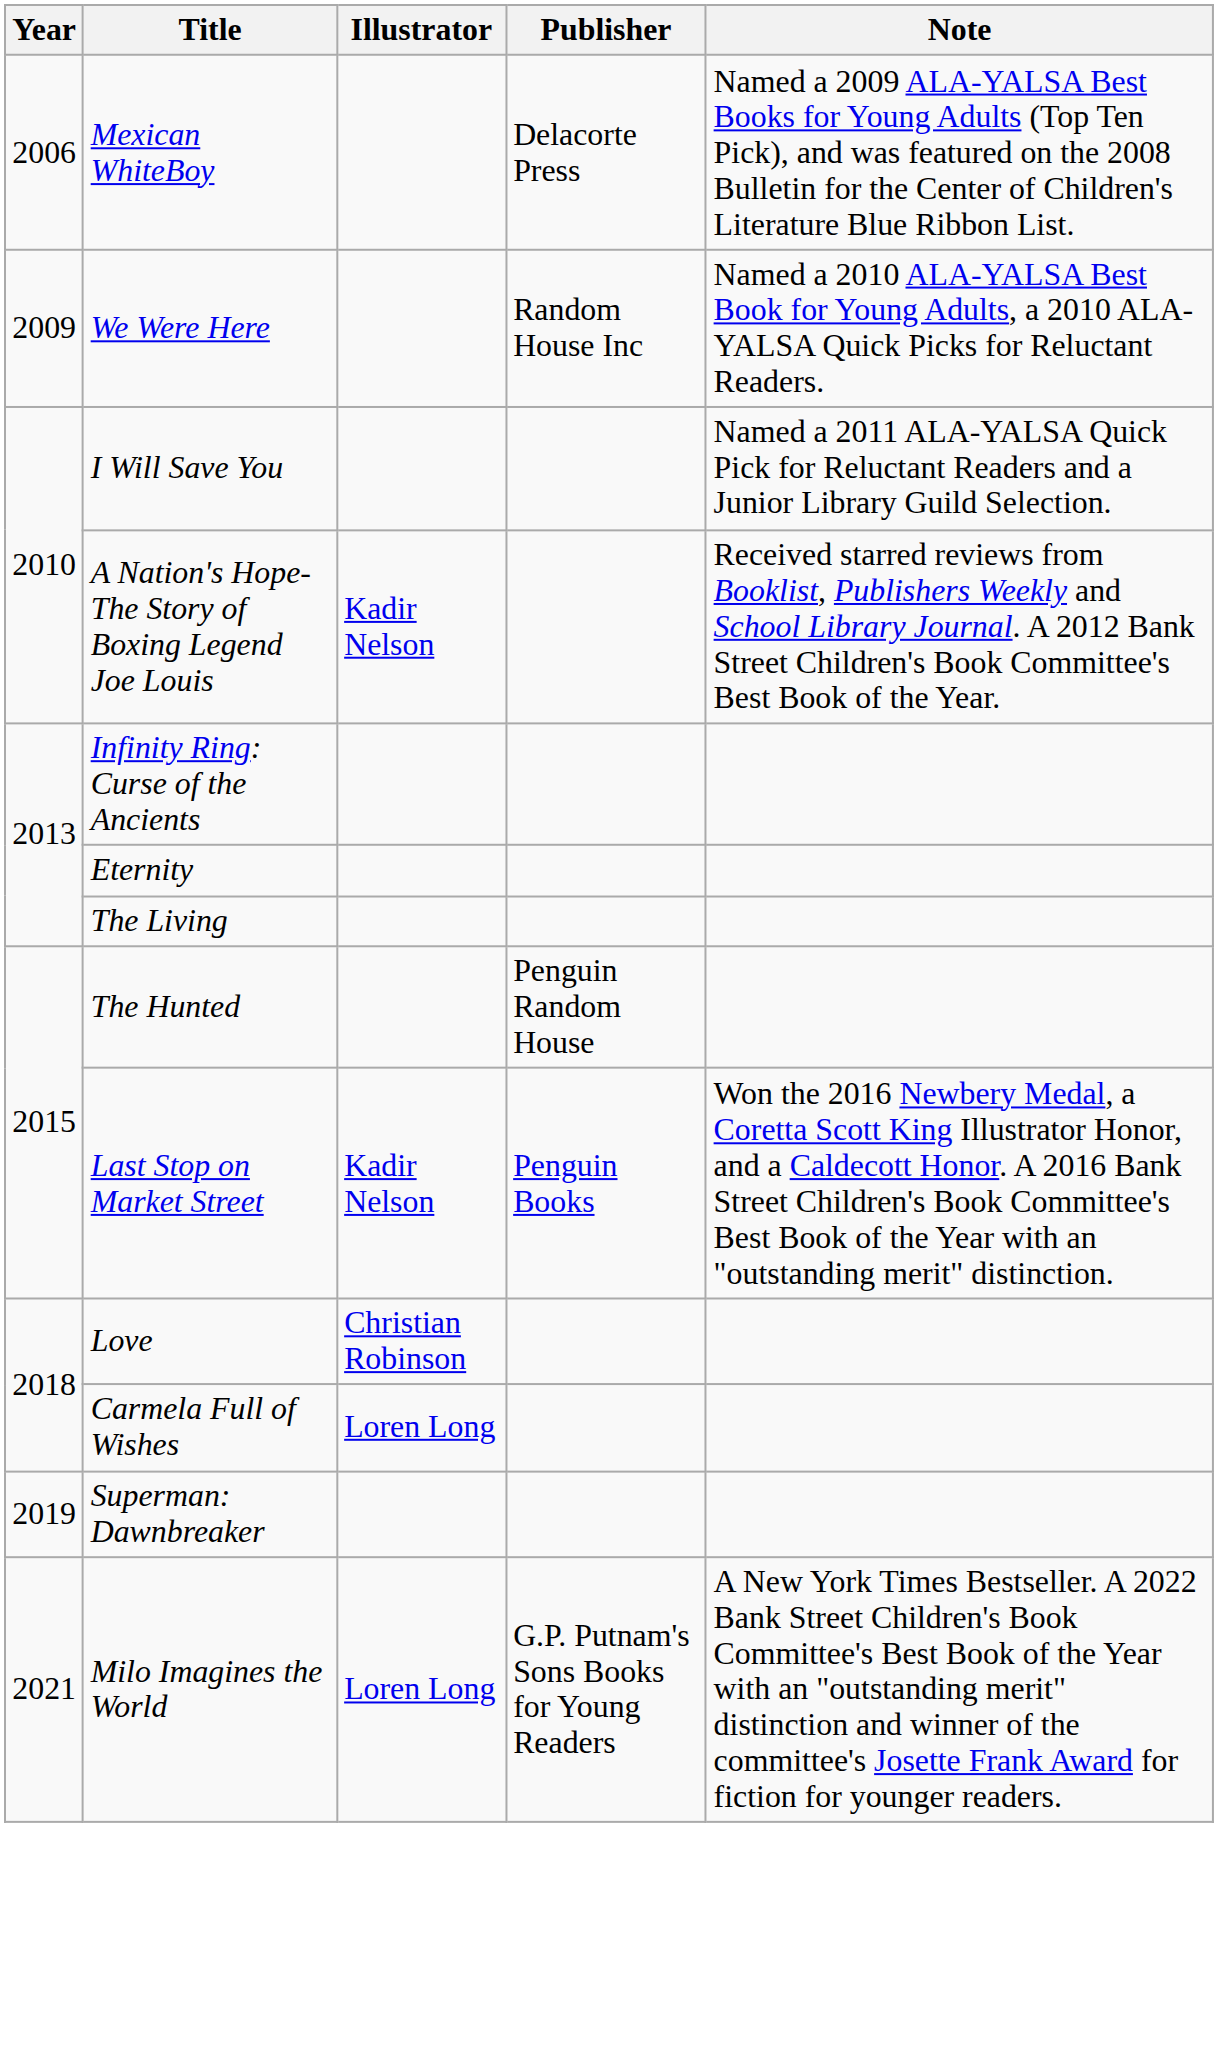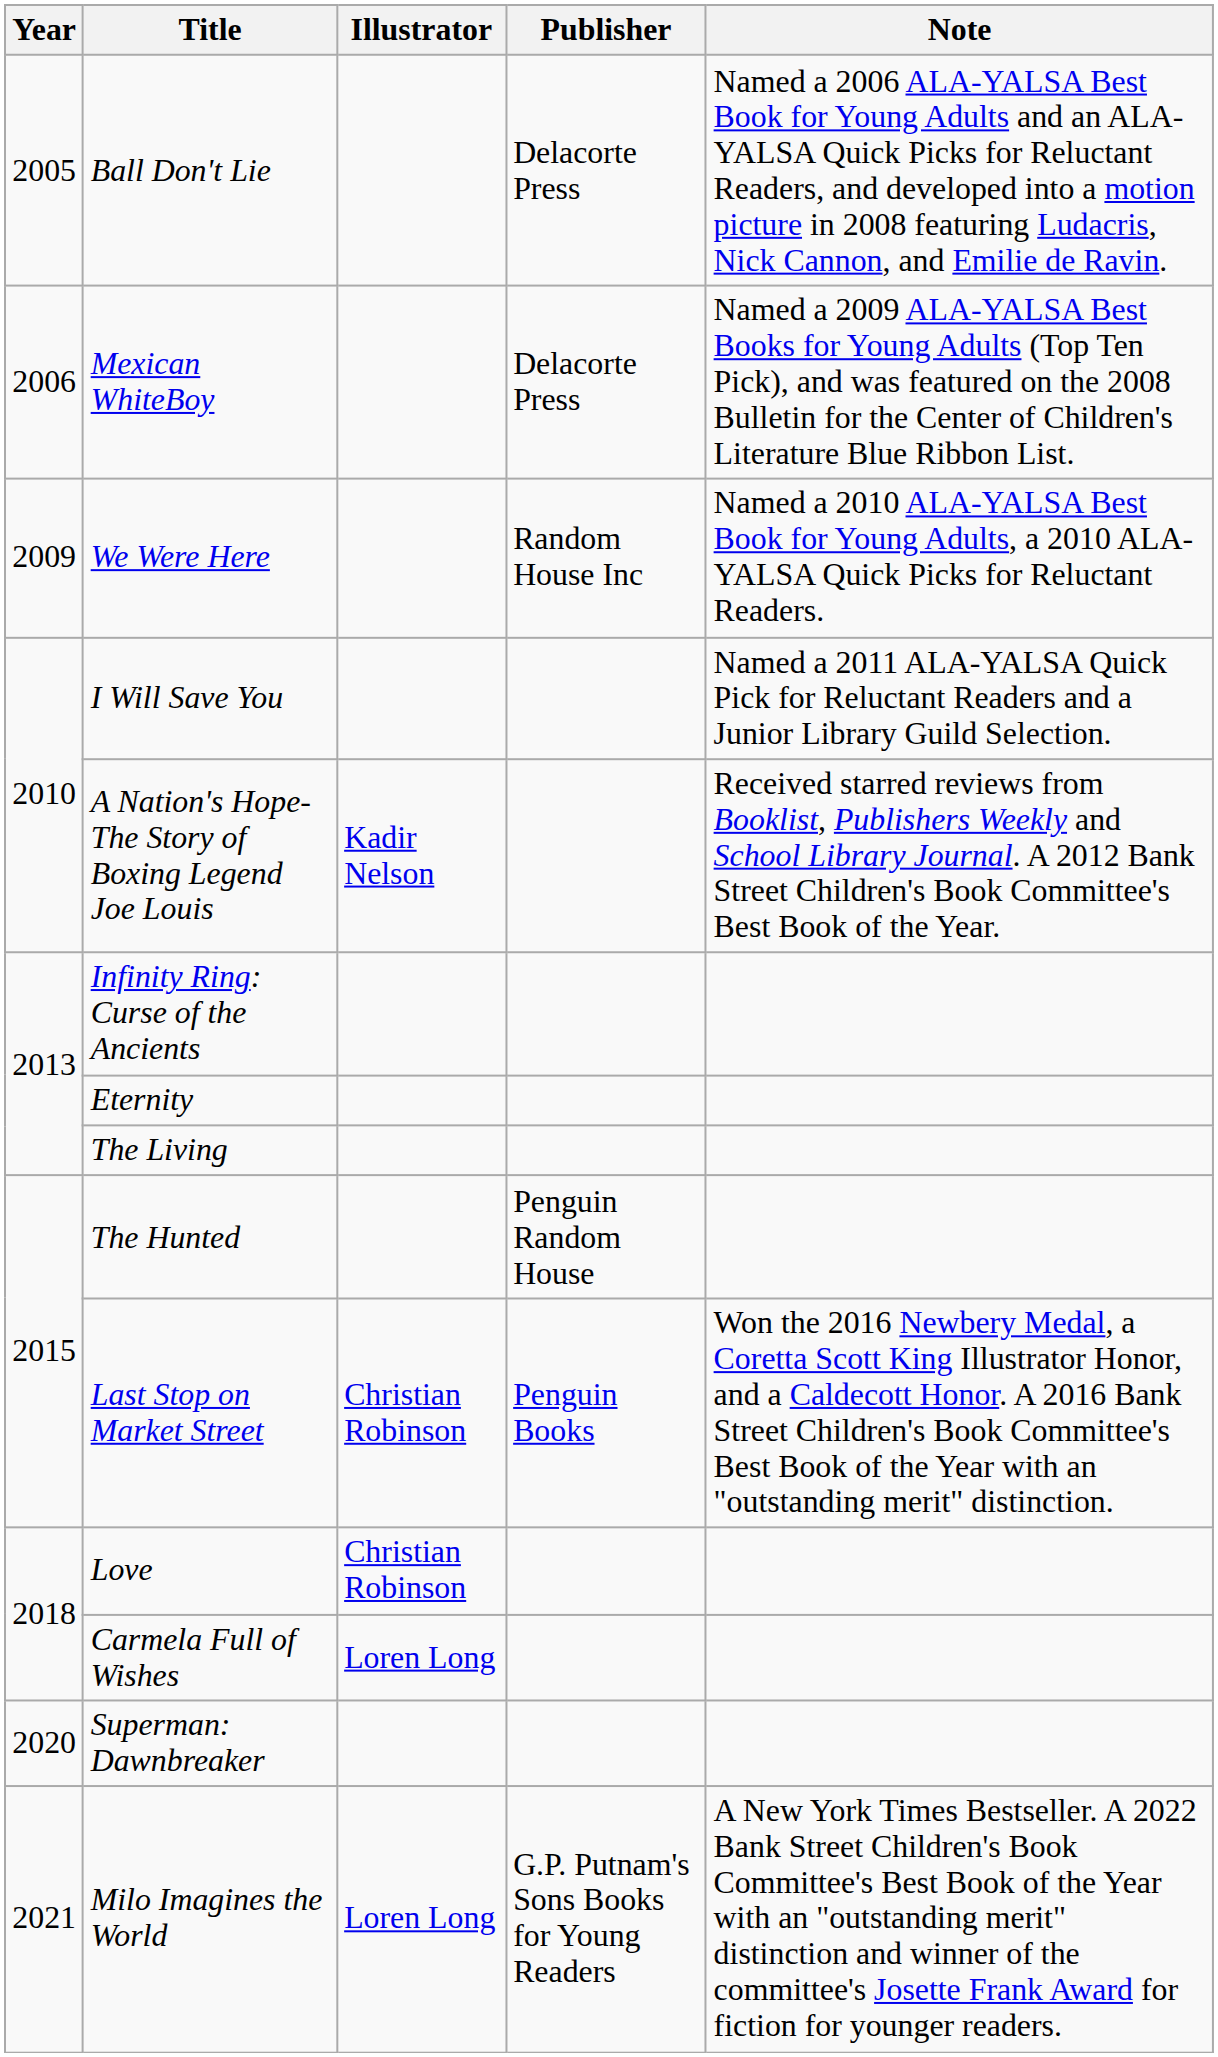+ row: (181, 169)
(389, 1182) Kadir Nelson -> (405, 1412) Christian Robinson
(44, 1513) 2019 -> (44, 1742) 2020
